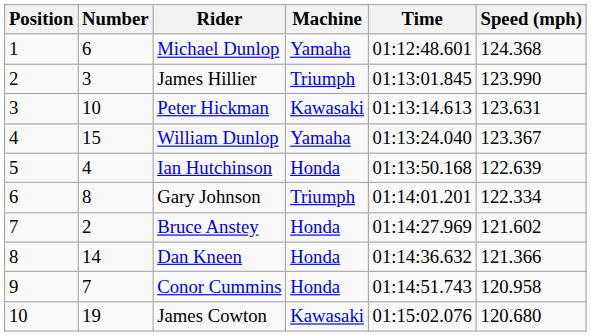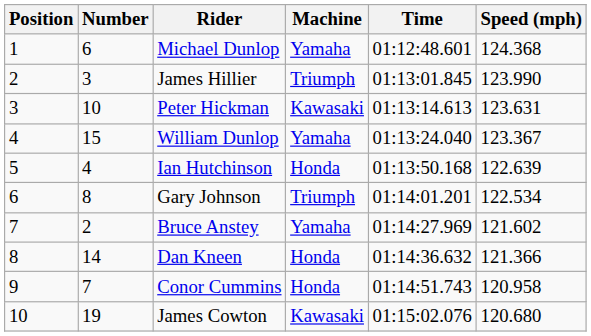(511, 197) 122.334 -> (511, 197) 122.534
(315, 227) Honda -> (320, 227) Yamaha
